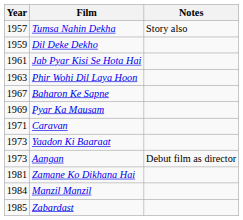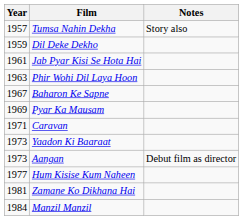+ row: (84, 175)
- row: (53, 207)
